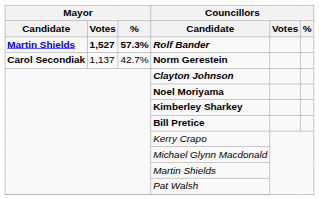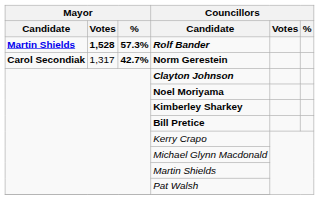(102, 44) 1,527 -> (102, 44) 1,528
(102, 60) 1,137 -> (102, 60) 1,317
(135, 60) normal -> (135, 60) bold
